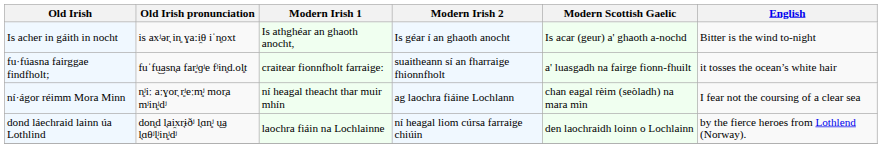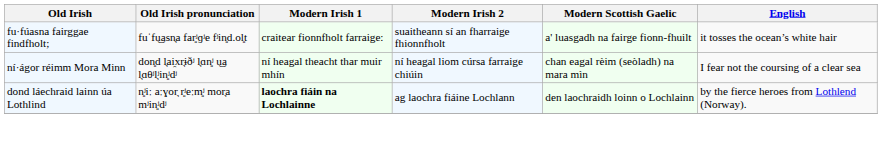- row: (62, 37)
(184, 98) n͈ʲiː aːɣor͉ r͈ʲeːm͈ʲ mor͉a mʲin͈ʲdʲ -> (183, 67) don͈d l͉ai̯xr͉ɨðʲ l͉ɑn͈ʲ u͜a l͉ɑθʲl͉ʲin͈ʲdʲ
(454, 98) ag laochra fiáine Lochlann -> (459, 67) ní heagal liom cúrsa farraige chiúin
(183, 128) don͈d l͉ai̯xr͉ɨðʲ l͉ɑn͈ʲ u͜a l͉ɑθʲl͉ʲin͈ʲdʲ -> (184, 98) n͈ʲiː aːɣor͉ r͈ʲeːm͈ʲ mor͉a mʲin͈ʲdʲ
(323, 128) normal -> (299, 98) bold
(459, 128) ní heagal liom cúrsa farraige chiúin -> (455, 98) ag laochra fiáine Lochlann
